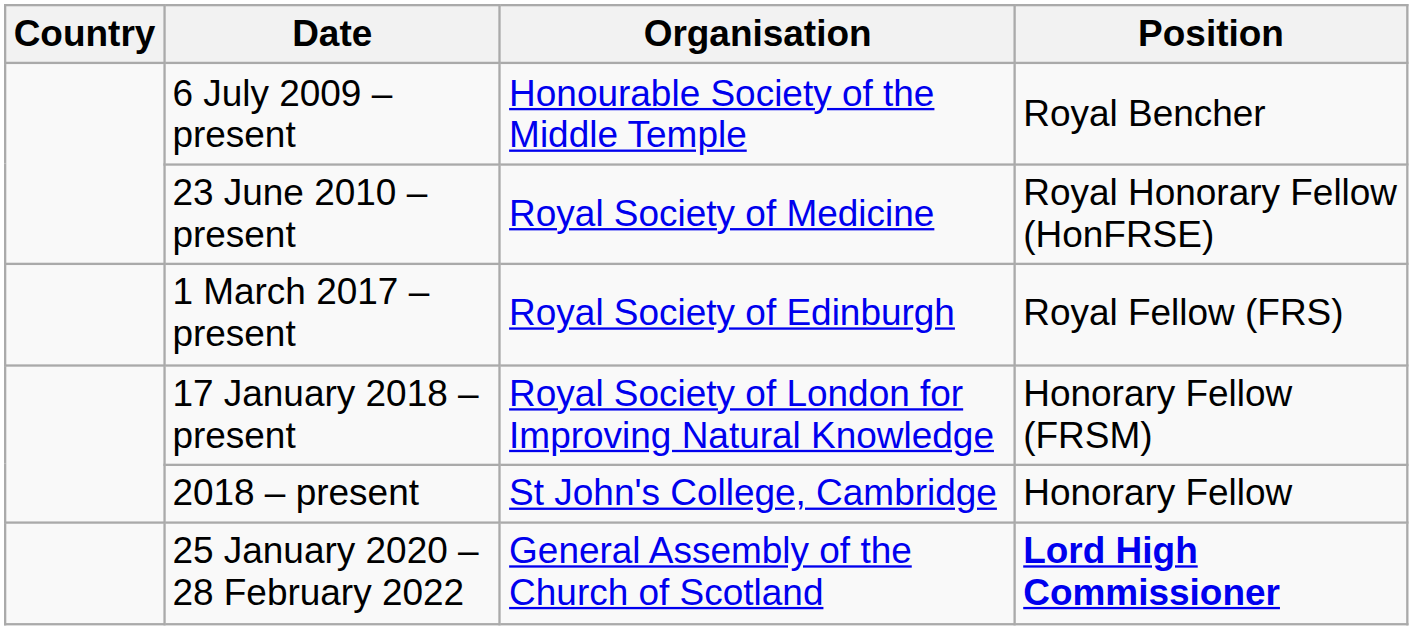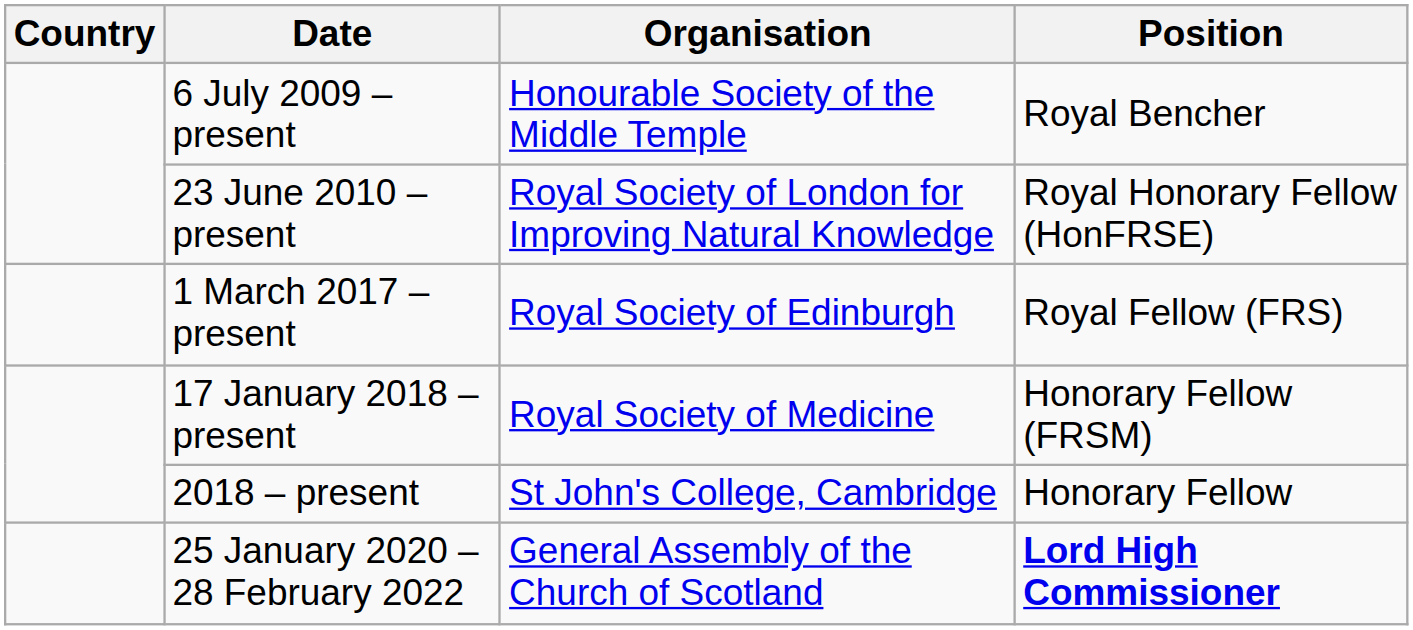(722, 213) Royal Society of Medicine -> (752, 213) Royal Society of London for Improving Natural Knowledge
(752, 413) Royal Society of London for Improving Natural Knowledge -> (722, 413) Royal Society of Medicine
